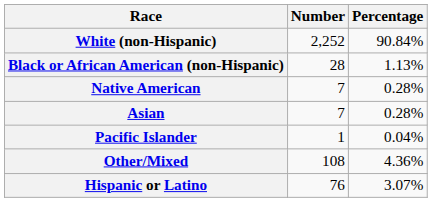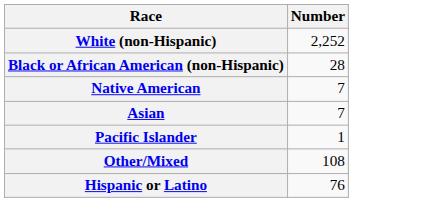- column: (388, 16)
